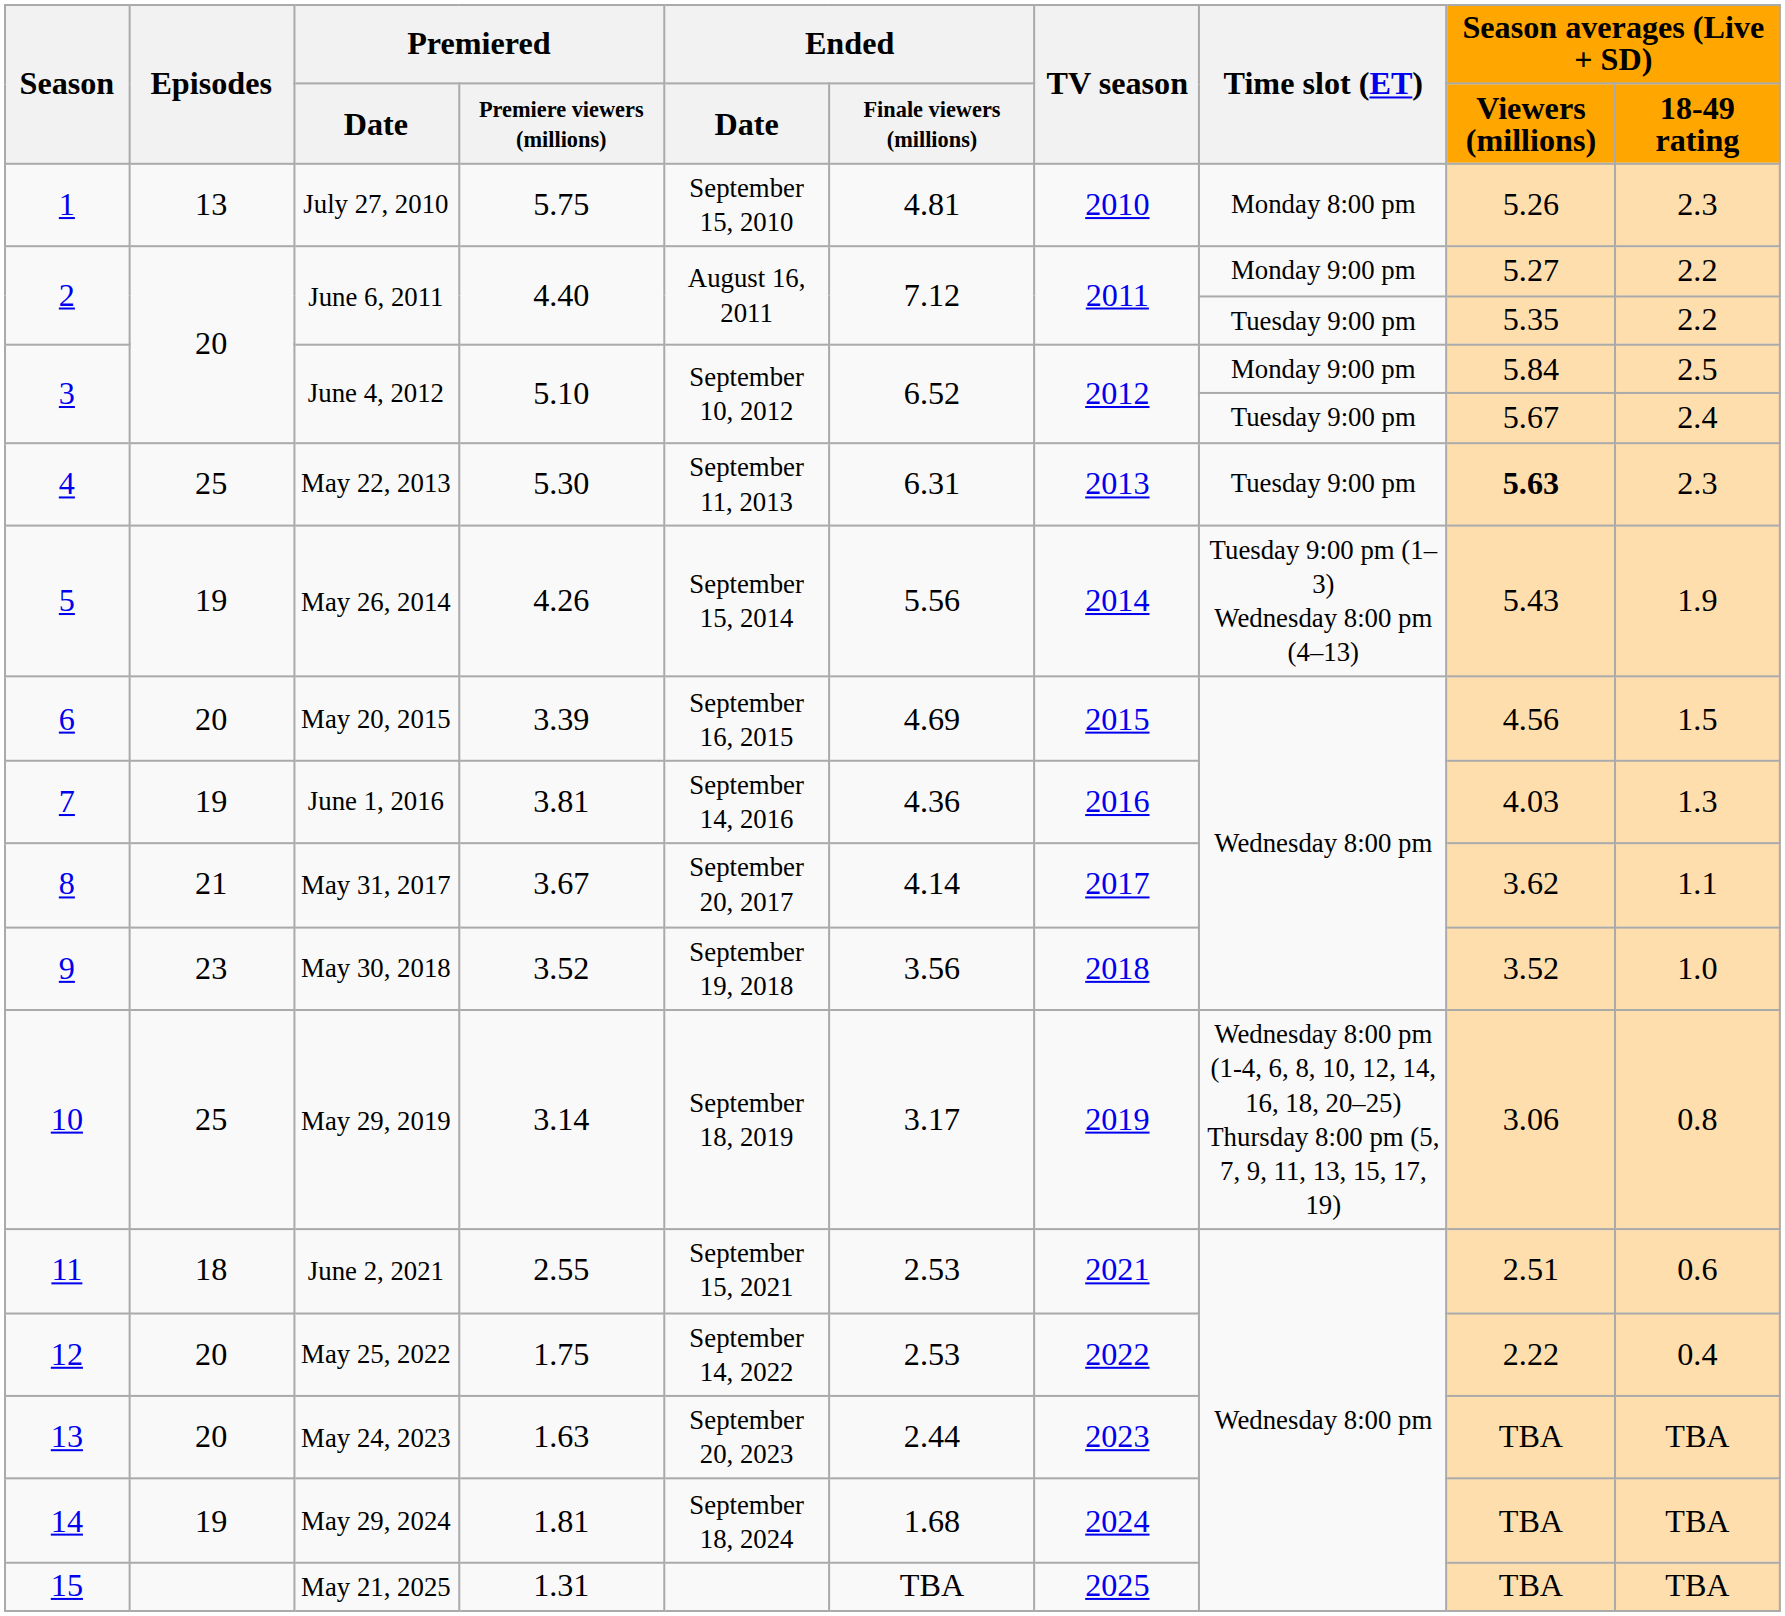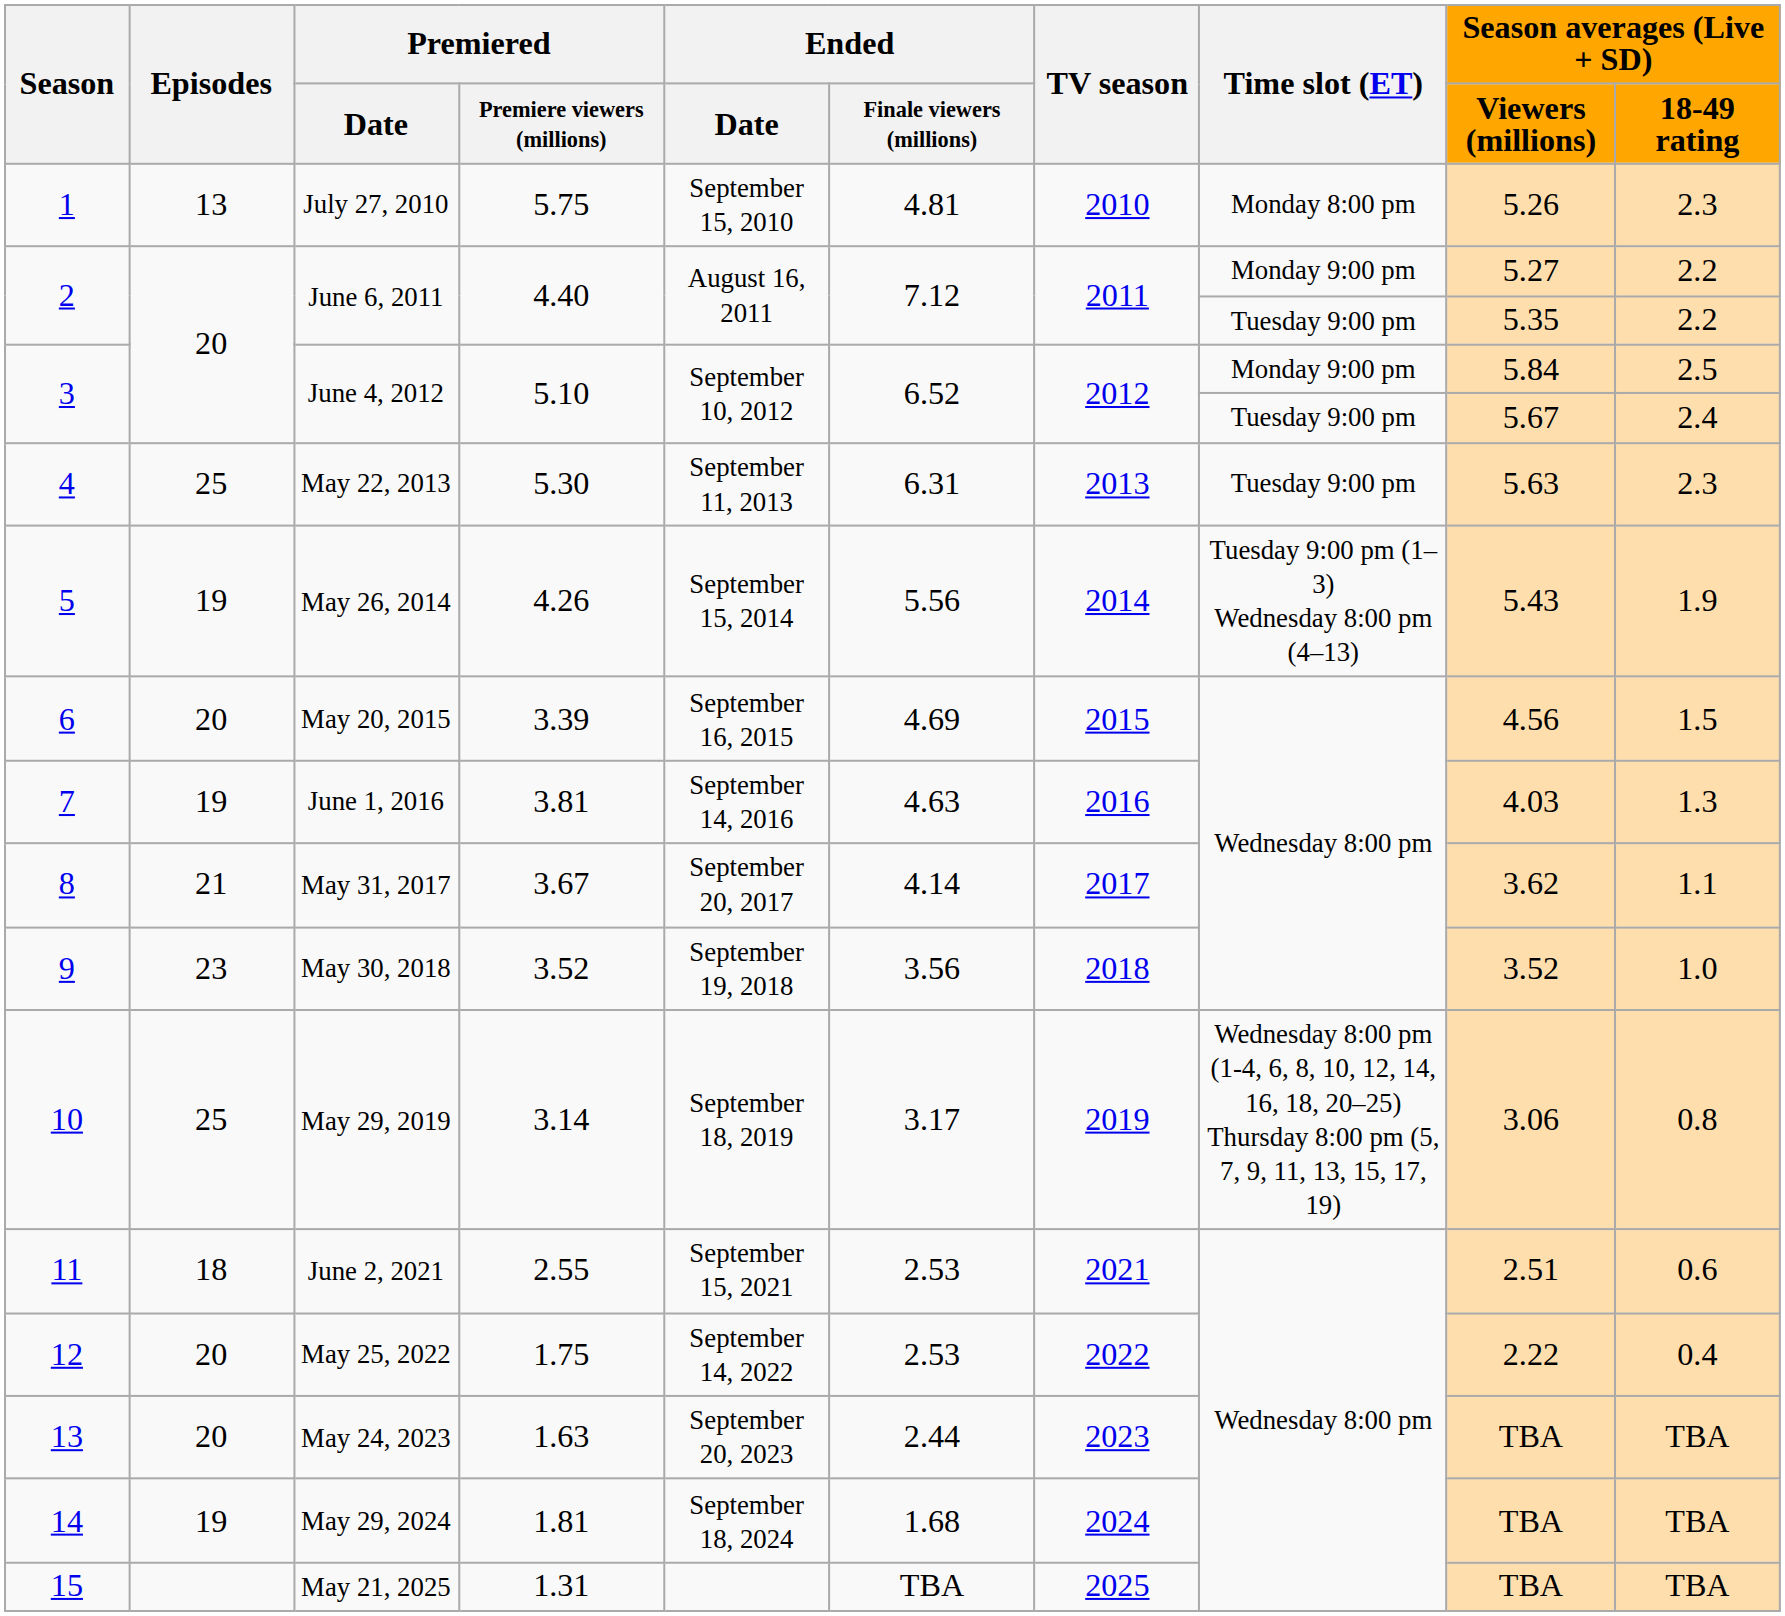(1531, 483) bold -> (1531, 483) normal
(932, 801) 4.36 -> (932, 801) 4.63
